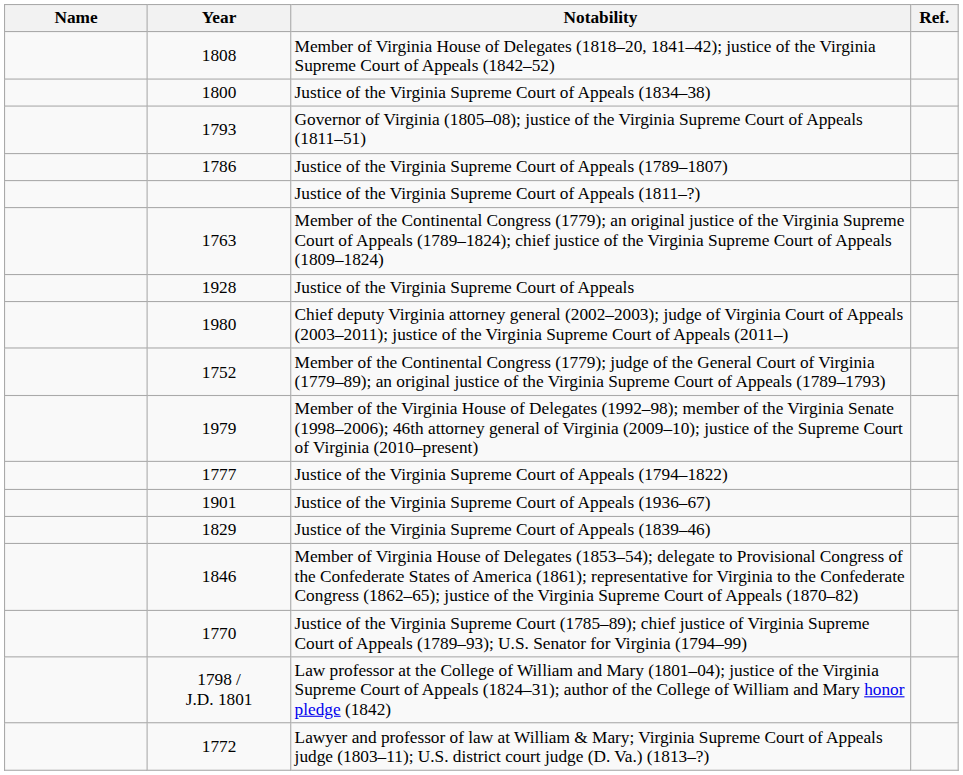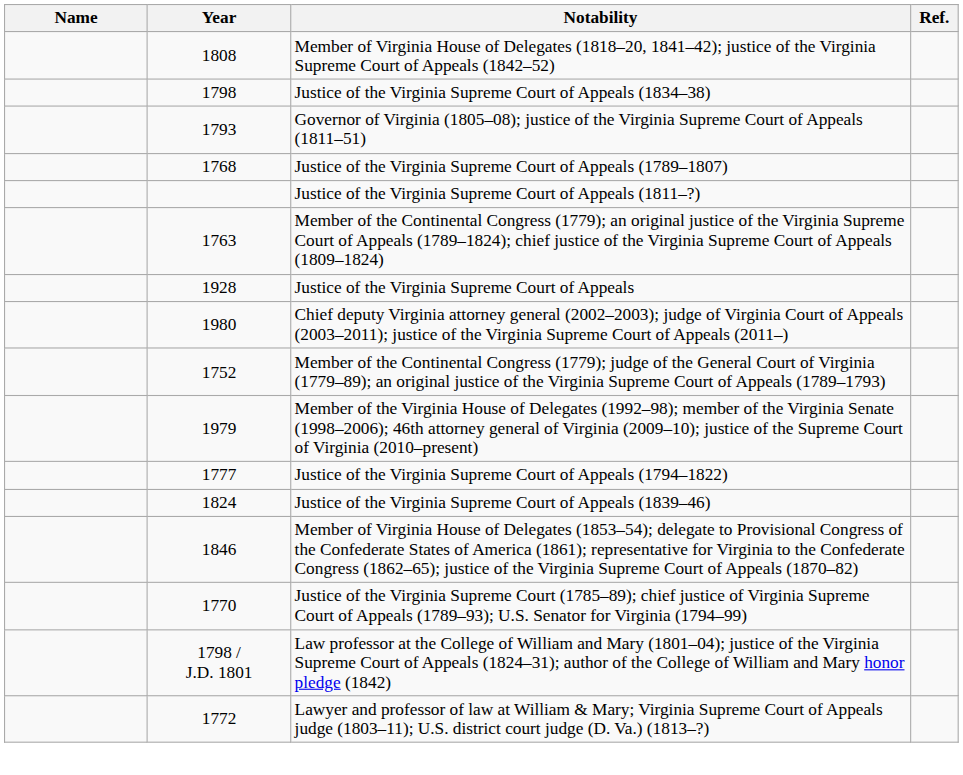(219, 92) 1800 -> (219, 92) 1798
(219, 166) 1786 -> (219, 166) 1768
- row: (503, 502)
(219, 529) 1829 -> (219, 502) 1824
